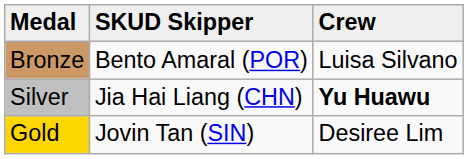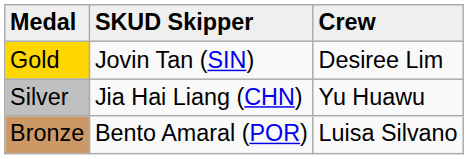rows swapped: (35, 134) <-> (47, 60)
(374, 97) bold -> (372, 97) normal
